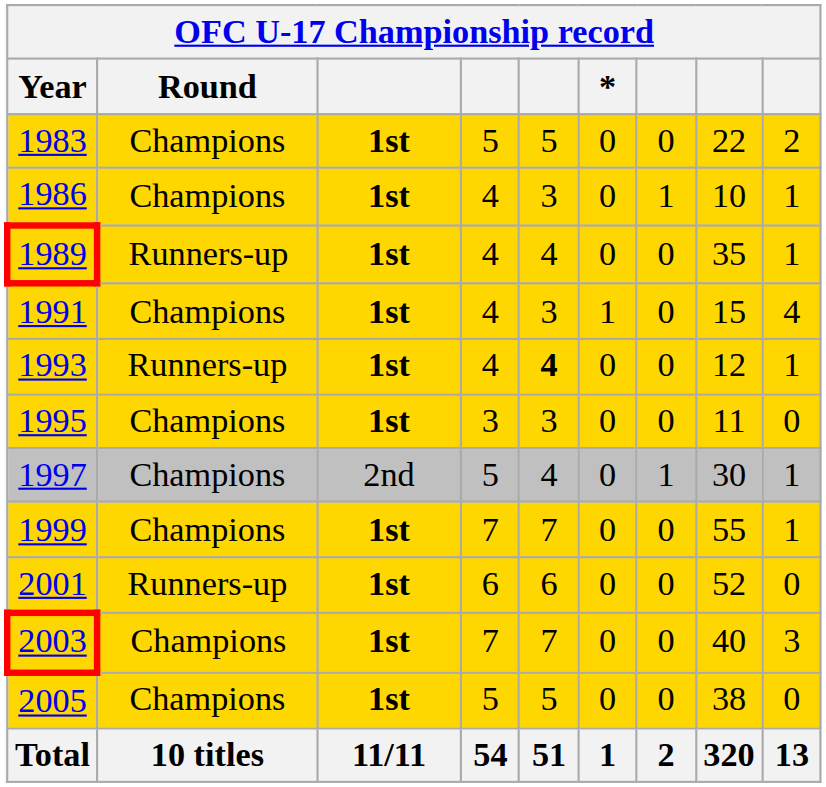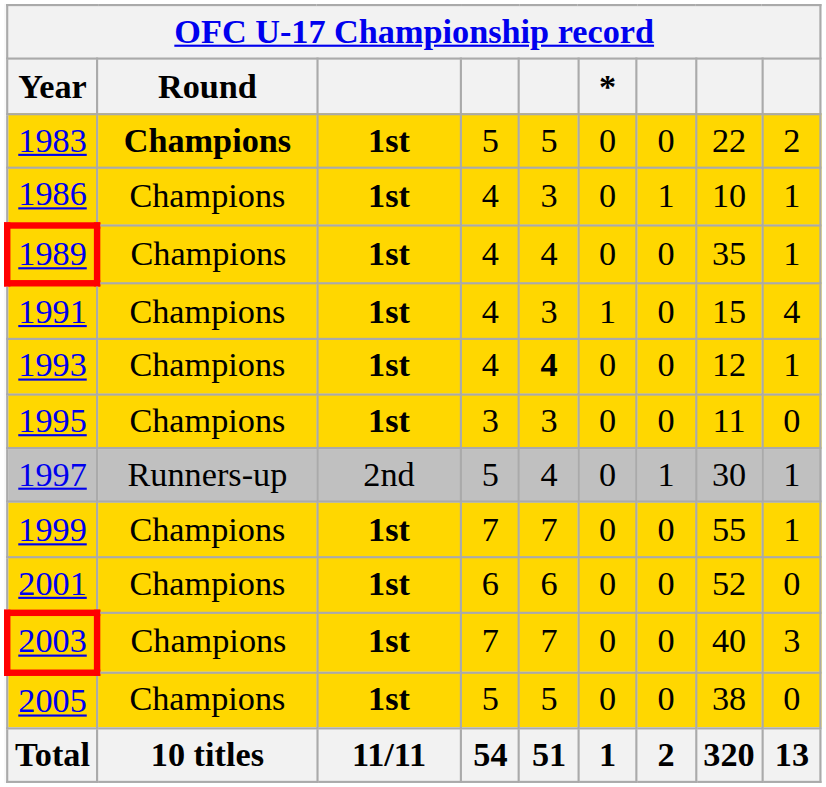(207, 140) normal -> (207, 140) bold
(208, 253) Runners-up -> (208, 253) Champions
(207, 366) Runners-up -> (207, 366) Champions
(207, 474) Champions -> (207, 474) Runners-up
(207, 584) Runners-up -> (207, 584) Champions
